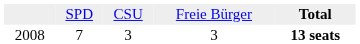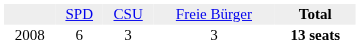(79, 35) 7 -> (79, 35) 6
